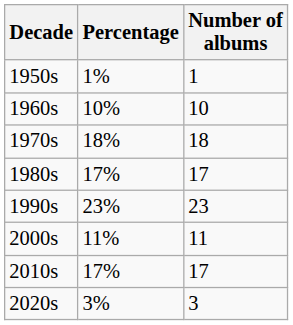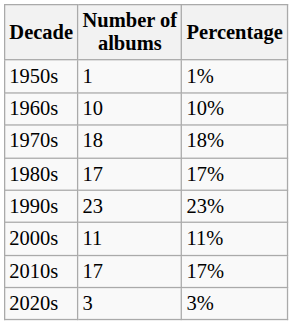columns swapped: (236, 32) <-> (131, 32)
